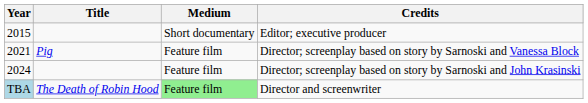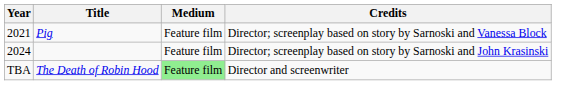- row: (323, 32)
(19, 88) lightblue background -> (19, 70) no background
